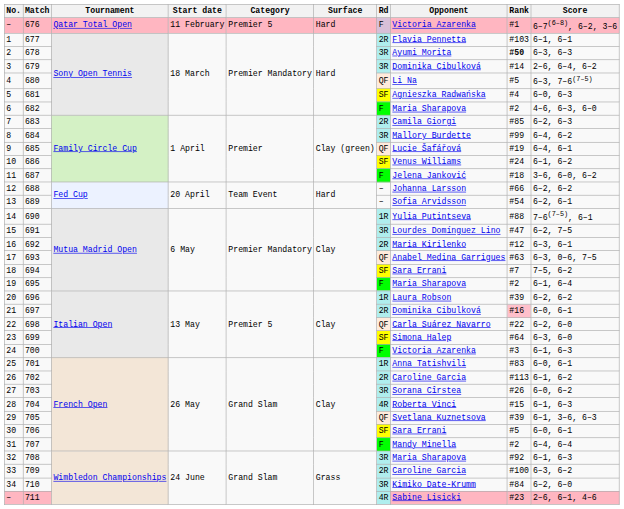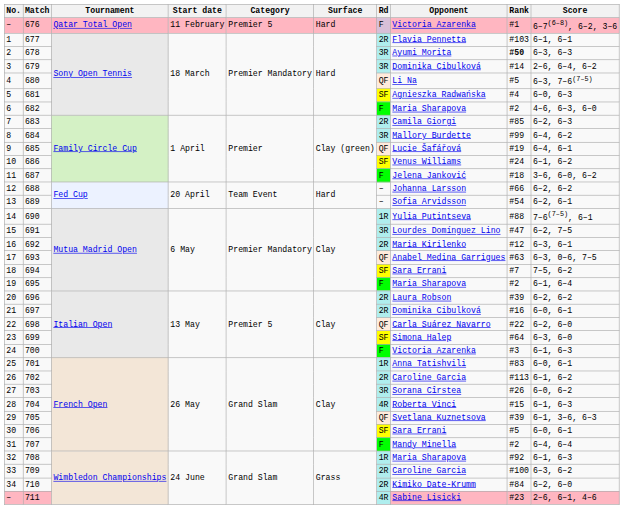(384, 298) 1R -> (384, 298) 2R
(517, 311) pink background -> (517, 311) no background
(384, 458) 3R -> (384, 458) 1R
(384, 484) 3R -> (384, 484) 2R
